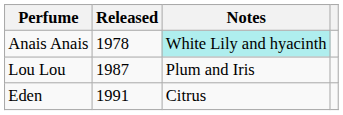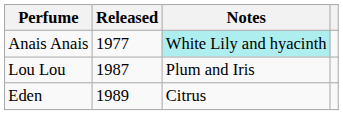(113, 43) 1978 -> (113, 43) 1977
(113, 95) 1991 -> (113, 95) 1989
